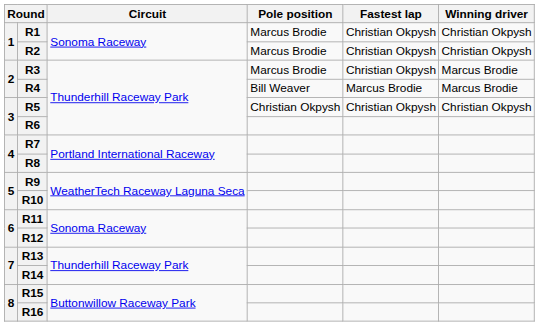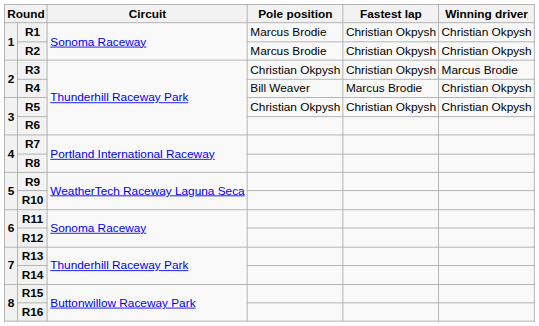(288, 69) Marcus Brodie -> (295, 69) Christian Okpysh
(480, 88) Marcus Brodie -> (487, 88) Christian Okpysh
